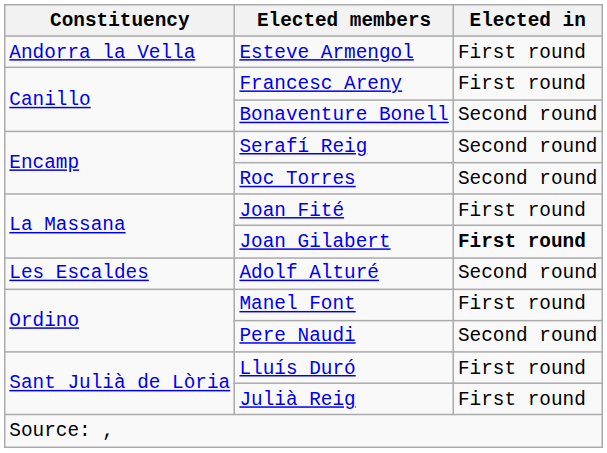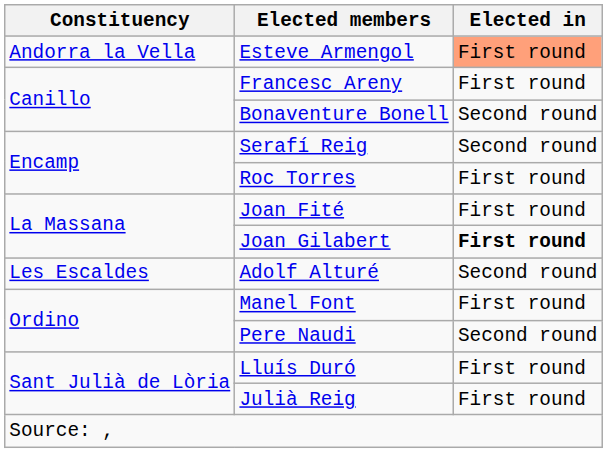(522, 52) no background -> (522, 52) lightsalmon background
(528, 178) Second round -> (522, 178) First round
